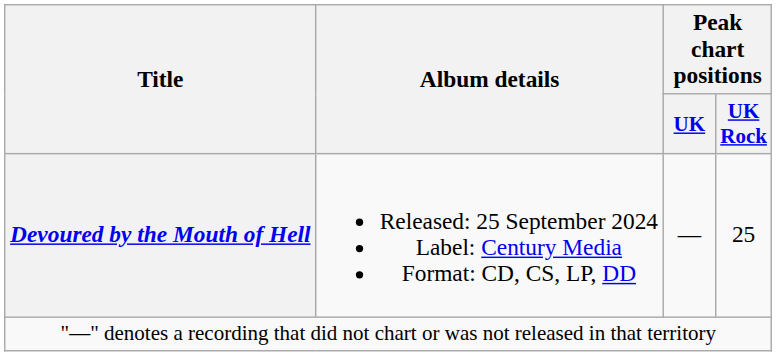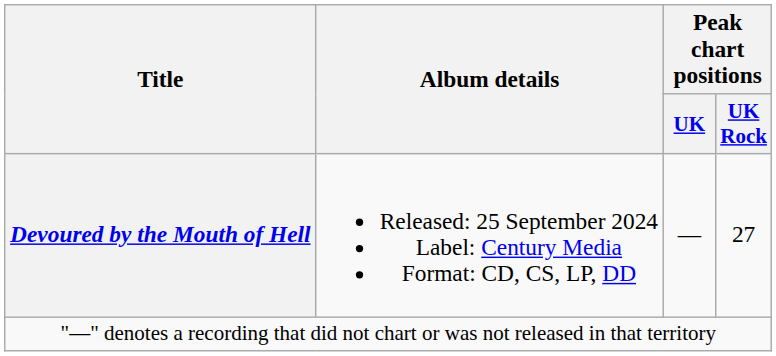(744, 234) 25 -> (744, 234) 27
